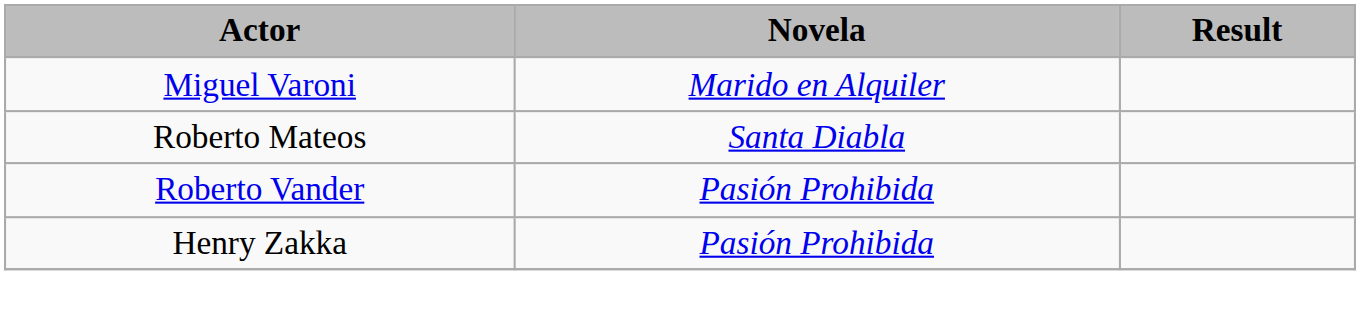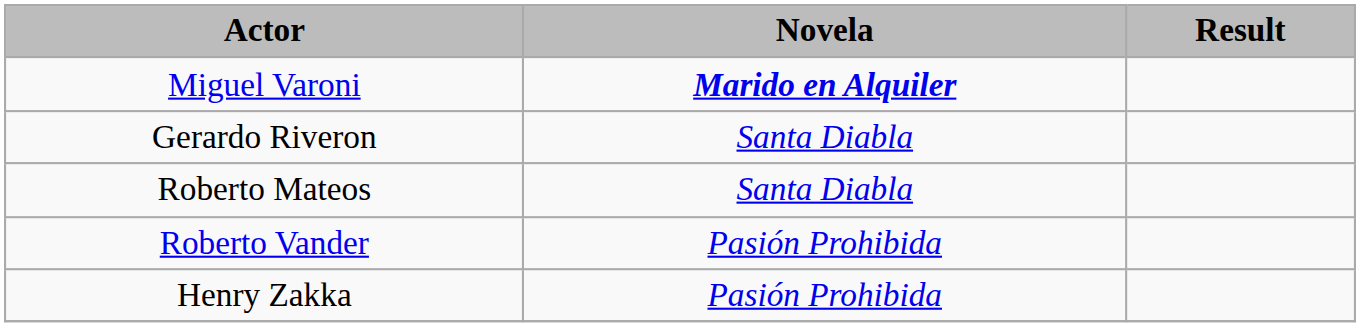(817, 83) normal -> (825, 83) bold
+ row: (264, 136)
